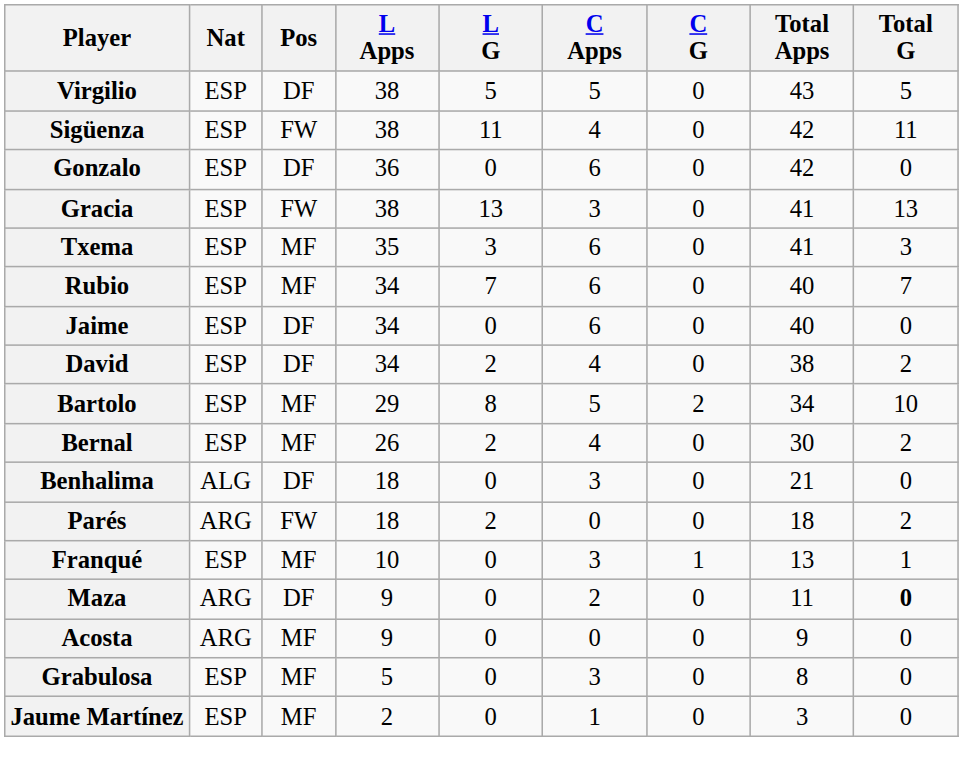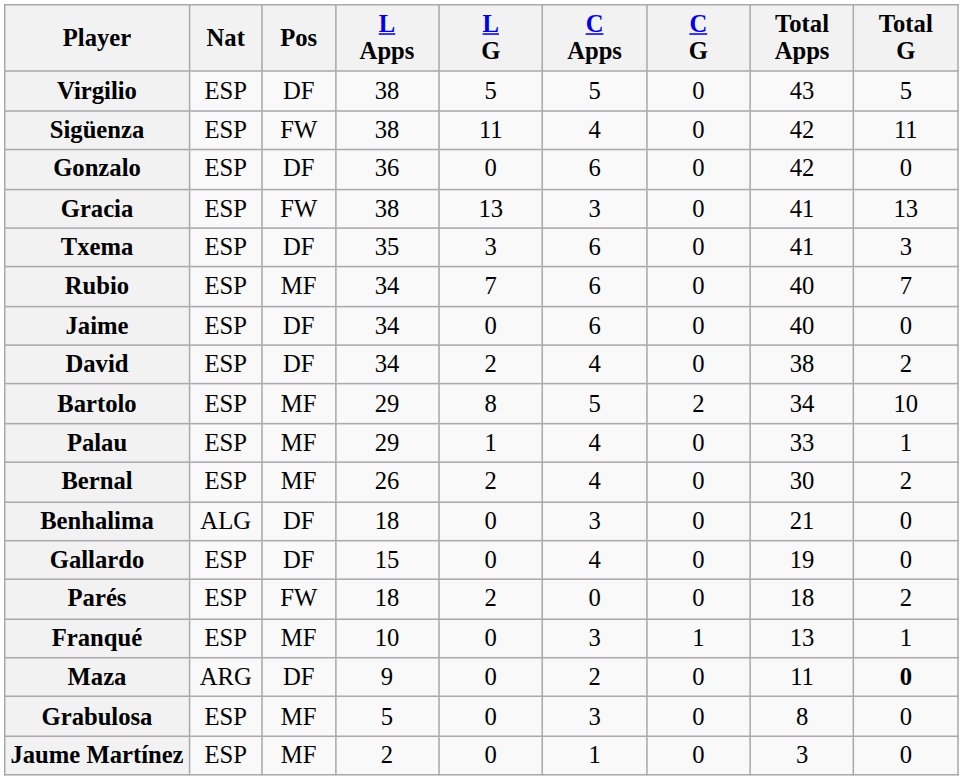(299, 247) MF -> (299, 247) DF
+ row: (97, 442)
+ row: (97, 559)
(226, 520) ARG -> (226, 598) ESP
- row: (97, 637)
